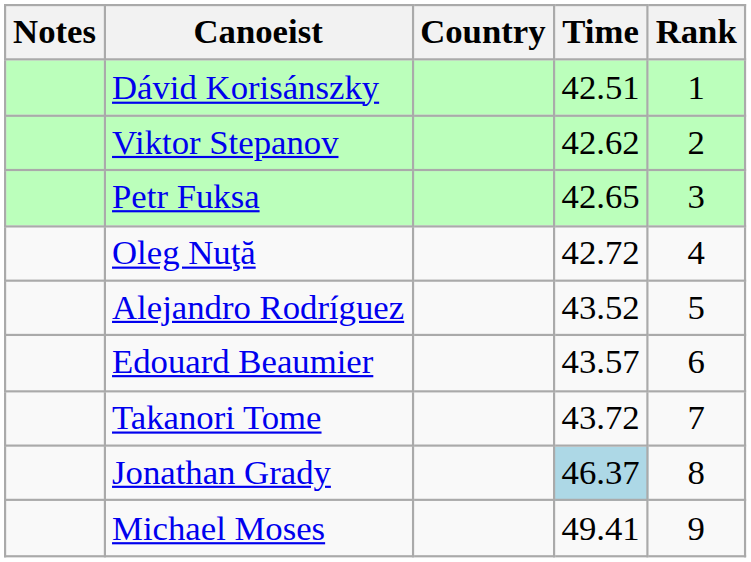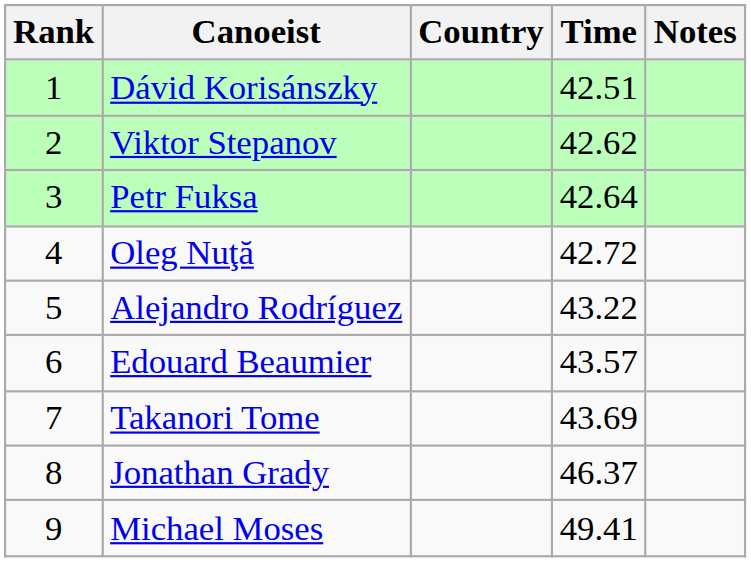columns swapped: (696, 32) <-> (55, 32)
(601, 197) 42.65 -> (599, 197) 42.64
(601, 307) 43.52 -> (599, 307) 43.22
(601, 417) 43.72 -> (599, 417) 43.69
(601, 472) lightblue background -> (599, 472) no background
